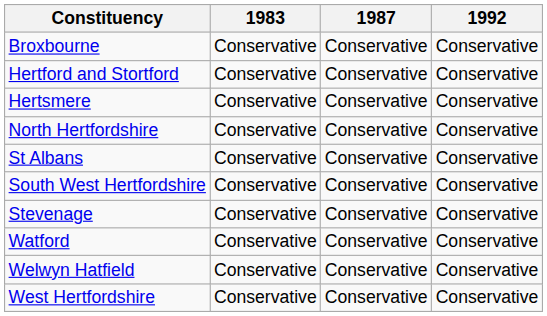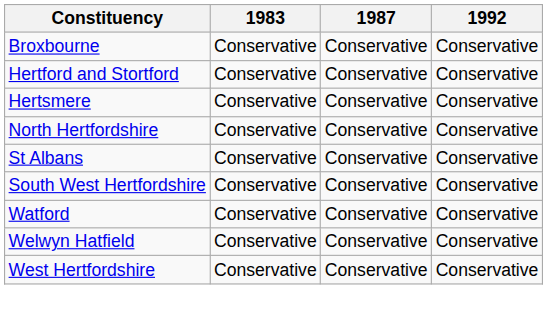- row: (51, 213)
